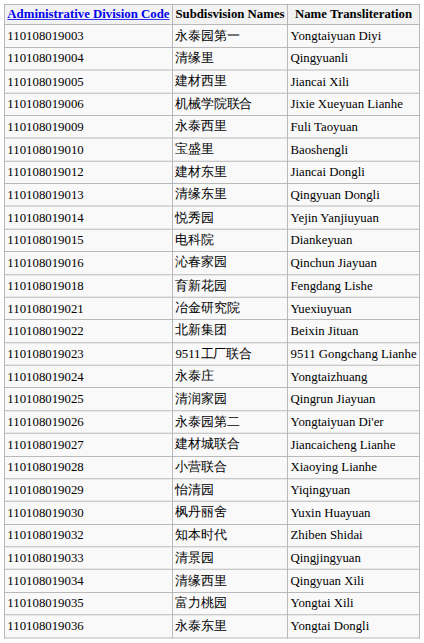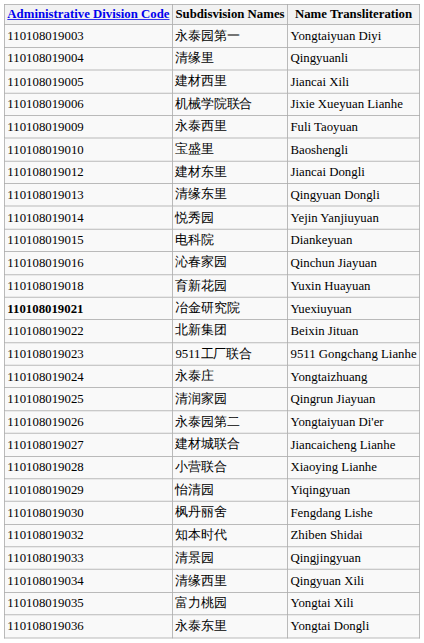(332, 285) Fengdang Lishe -> (330, 285) Yuxin Huayuan
(46, 308) normal -> (45, 308) bold
(330, 512) Yuxin Huayuan -> (332, 512) Fengdang Lishe
